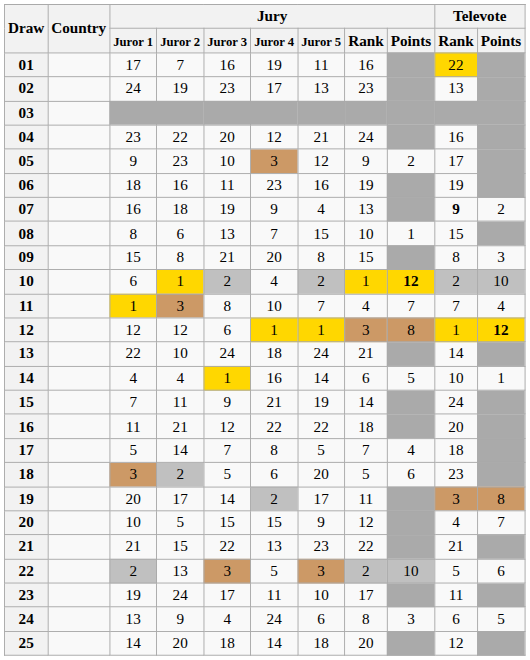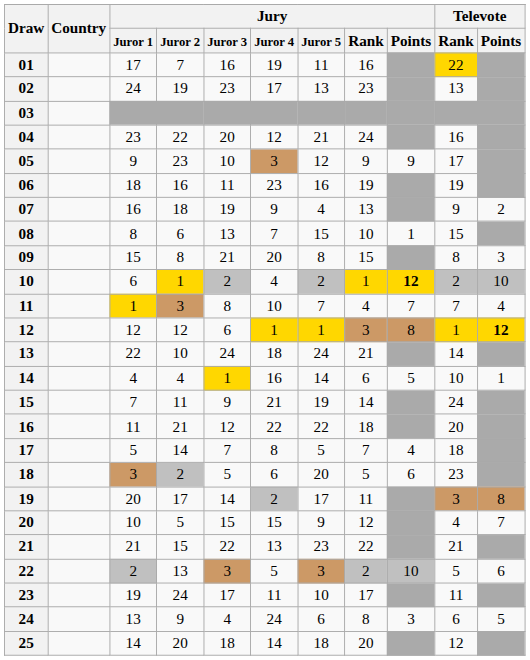(411, 161) 2 -> (411, 161) 9
(456, 209) bold -> (456, 209) normal
